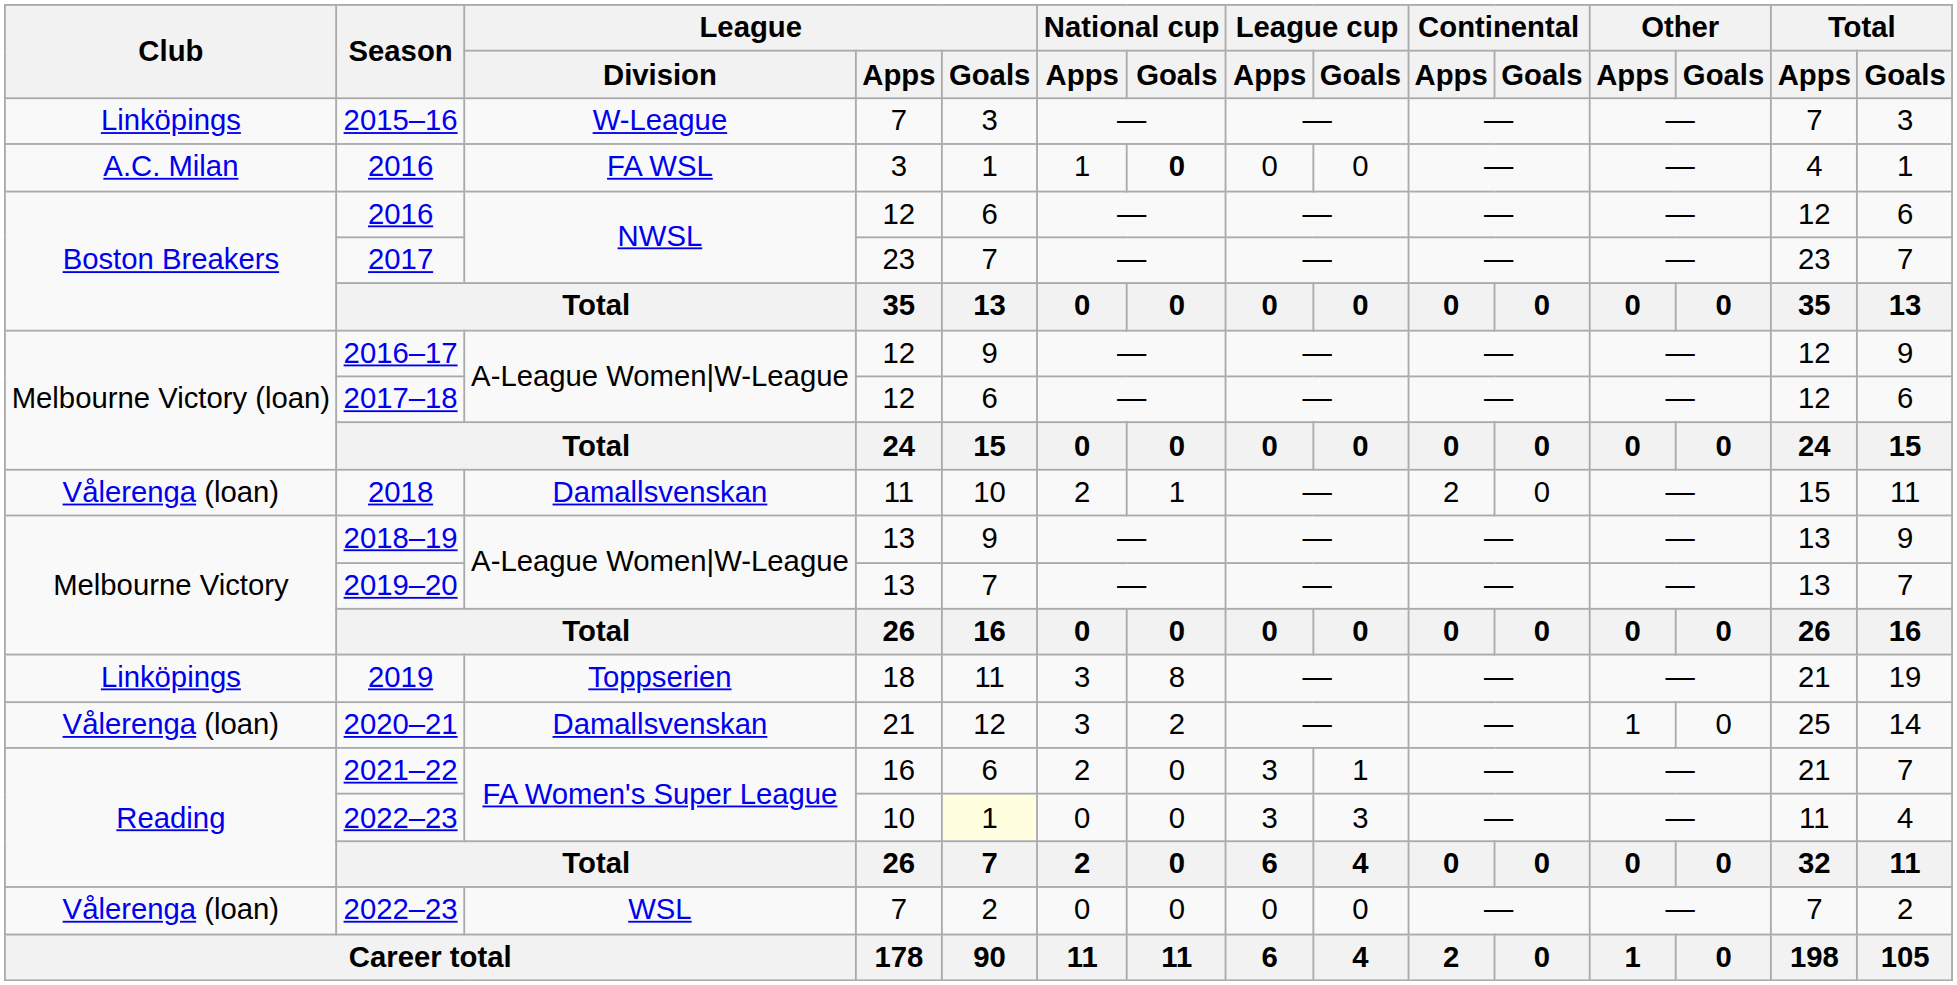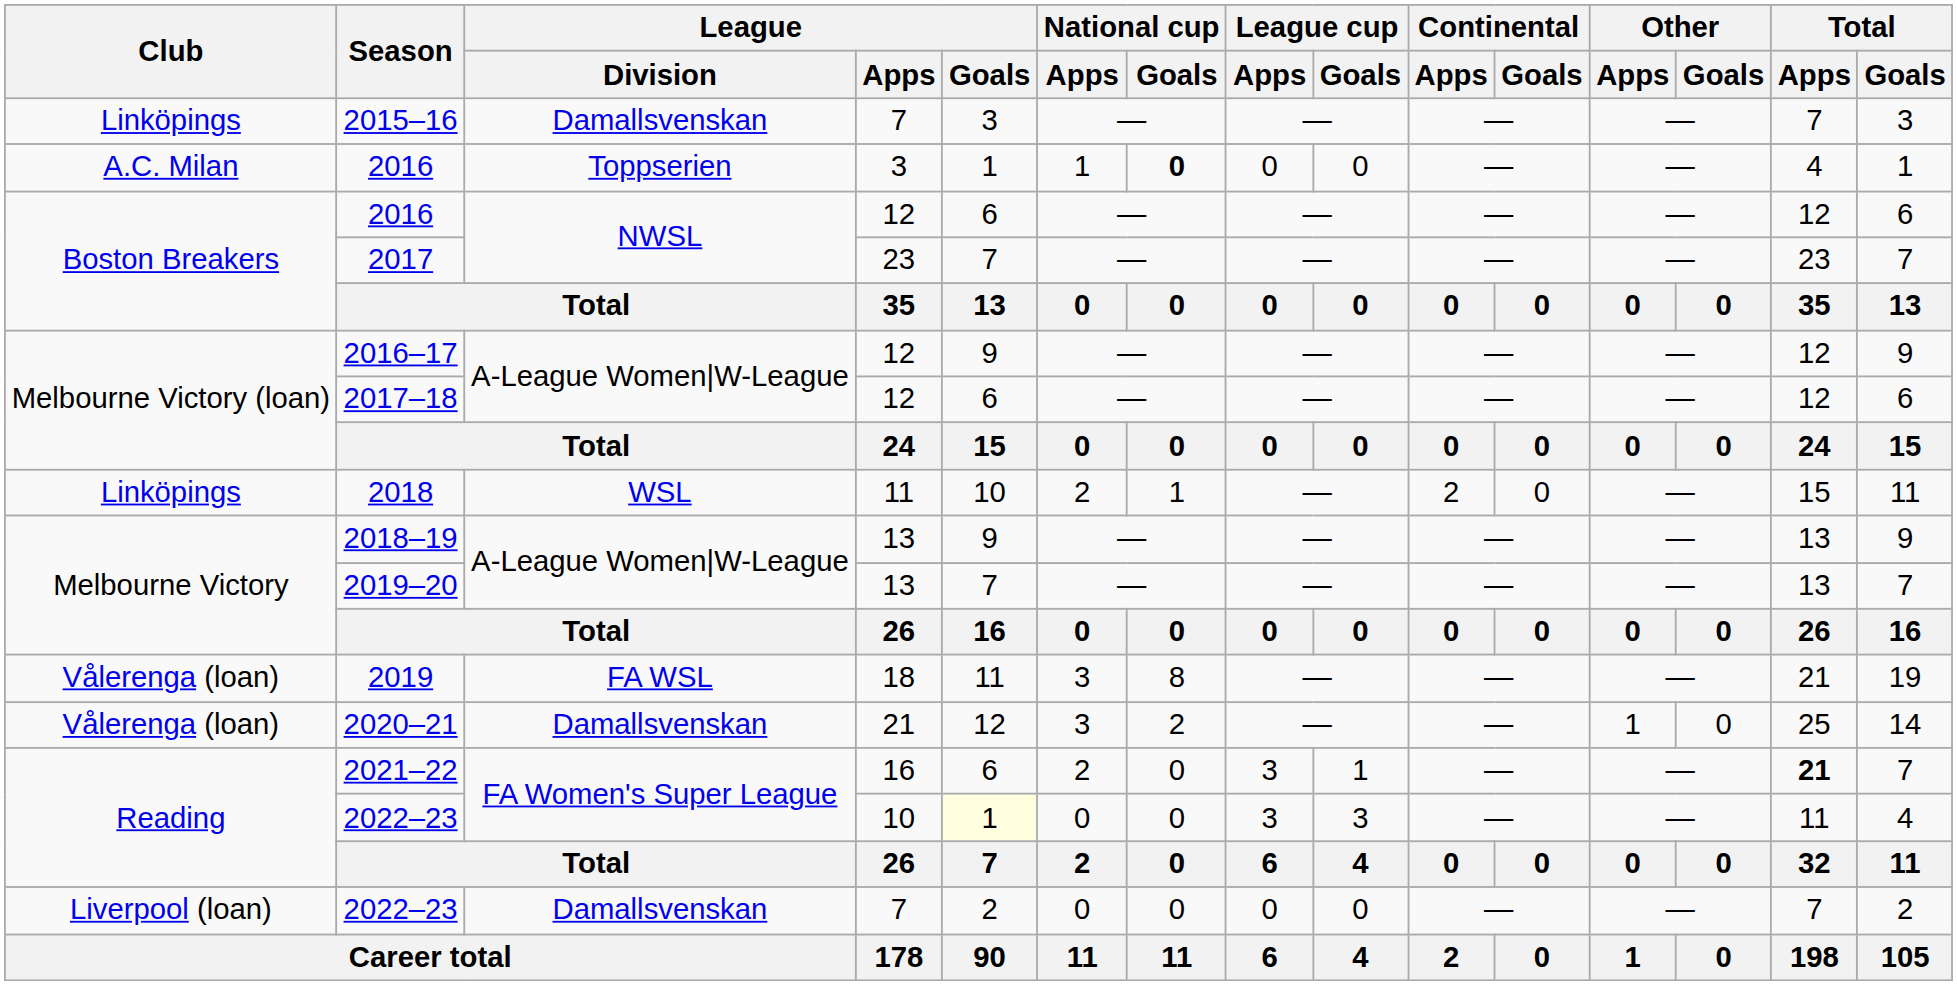(660, 120) W-League -> (660, 120) Damallsvenskan
(660, 167) FA WSL -> (660, 167) Toppserien
(171, 492) Vålerenga (loan) -> (171, 492) Linköpings
(660, 492) Damallsvenskan -> (660, 492) WSL
(171, 677) Linköpings -> (171, 677) Vålerenga (loan)
(660, 677) Toppserien -> (660, 677) FA WSL
(1814, 770) normal -> (1814, 770) bold
(171, 910) Vålerenga (loan) -> (171, 910) Liverpool (loan)
(660, 910) WSL -> (660, 910) Damallsvenskan
